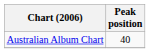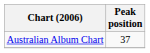(125, 39) 40 -> (125, 39) 37
